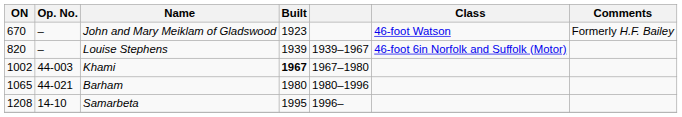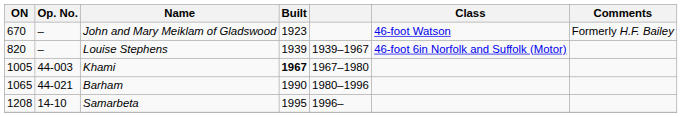(20, 67) 1002 -> (20, 67) 1005
(294, 85) 1980 -> (294, 85) 1990
